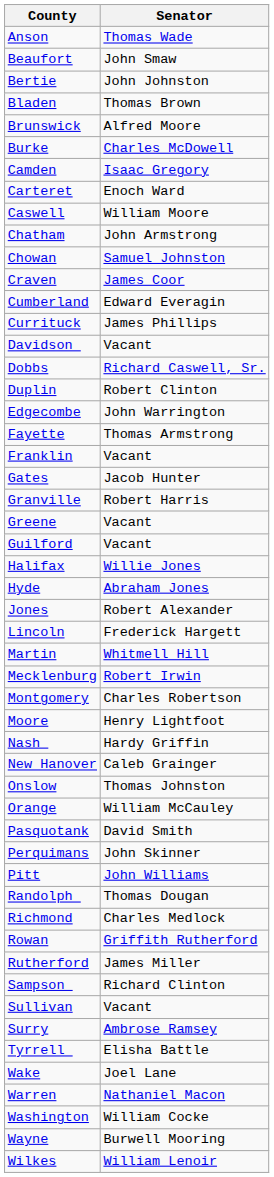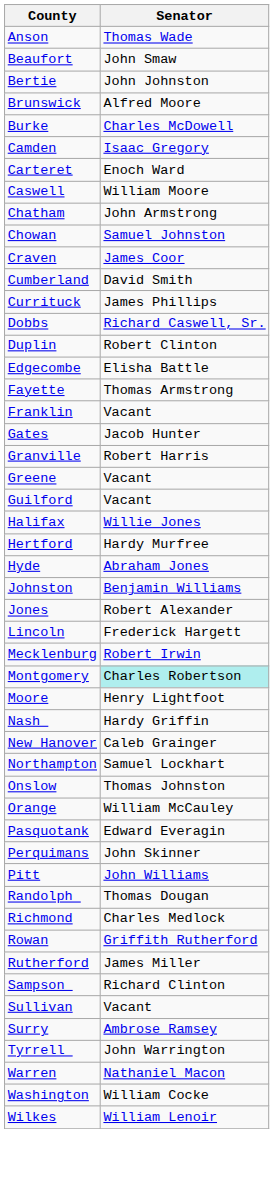- row: (32, 104)
(164, 302) Edward Everagin -> (148, 280) David Smith
- row: (44, 346)
(164, 412) John Warrington -> (156, 368) Elisha Battle
+ row: (40, 544)
+ row: (40, 588)
- row: (32, 655)
(172, 699) no background -> (172, 677) paleturquoise background
+ row: (52, 765)
(148, 831) David Smith -> (164, 831) Edward Everagin
(156, 1051) Elisha Battle -> (164, 1051) John Warrington
- row: (24, 1073)
- row: (28, 1139)
